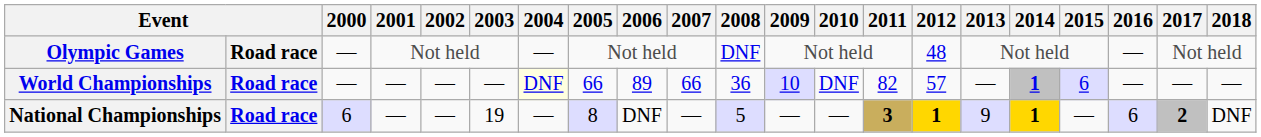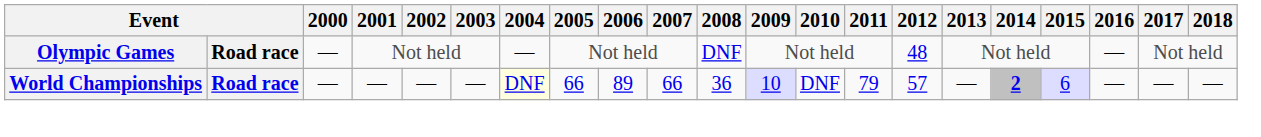(888, 83) 82 -> (869, 83) 79
(1035, 83) 1 -> (1016, 83) 2
- row: (115, 115)
